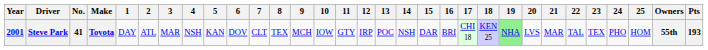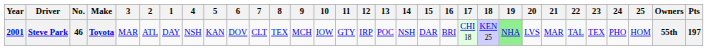columns swapped: (127, 11) <-> (170, 11)
(78, 32) 41 -> (78, 32) 46
(694, 32) 193 -> (694, 32) 197
